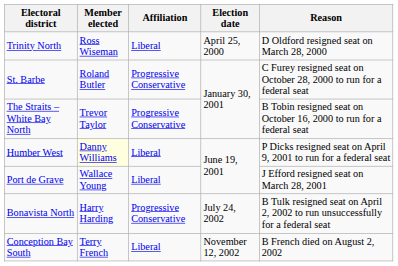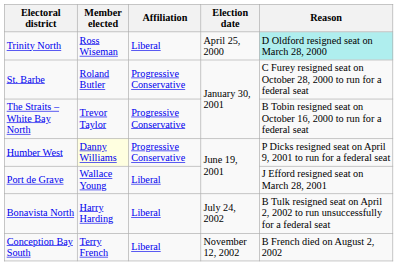(317, 46) no background -> (317, 46) paleturquoise background
(146, 152) Liberal -> (158, 152) Progressive Conservative
(158, 213) Progressive Conservative -> (146, 213) Liberal
